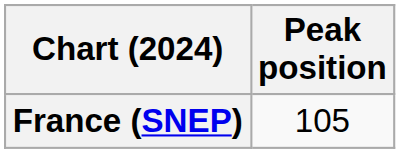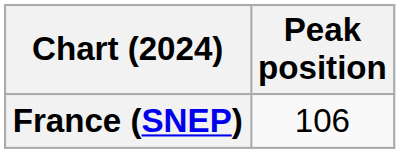(322, 120) 105 -> (322, 120) 106
